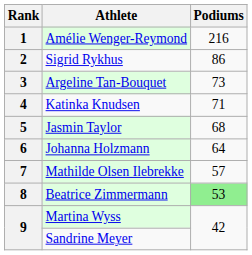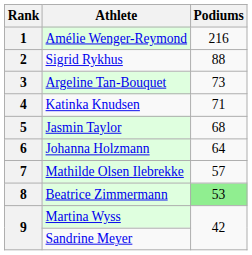(219, 60) 86 -> (219, 60) 88
